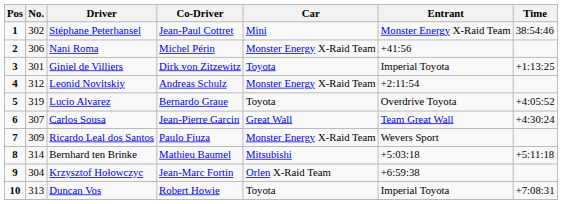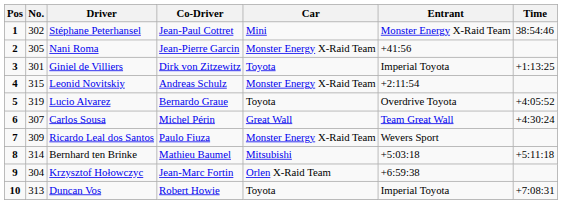(36, 48) 306 -> (36, 48) 305
(187, 48) Michel Périn -> (199, 48) Jean-Pierre Garcin
(36, 83) 312 -> (36, 83) 315
(199, 119) Jean-Pierre Garcin -> (187, 119) Michel Périn
